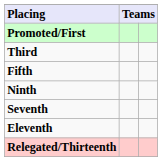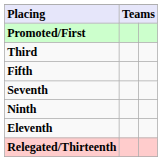rows swapped: (27, 109) <-> (22, 90)
